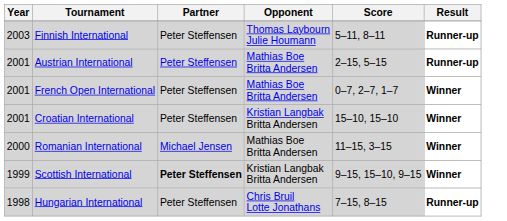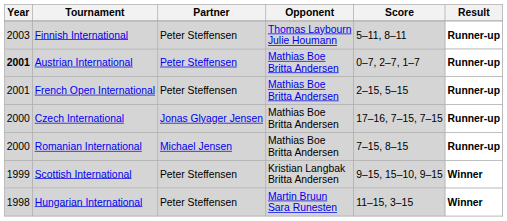(18, 63) normal -> (18, 63) bold
(361, 63) 2–15, 5–15 -> (388, 63) 0–7, 2–7, 1–7
(367, 91) 0–7, 2–7, 1–7 -> (382, 91) 2–15, 5–15
(444, 91) Winner -> (474, 91) Runner-up
- row: (84, 119)
+ row: (79, 119)
(363, 147) 11–15, 3–15 -> (382, 147) 7–15, 8–15
(444, 147) Winner -> (474, 147) Runner-up
(201, 175) bold -> (198, 175) normal
(283, 202) Chris Bruil Lotte Jonathans -> (302, 202) Martin Bruun Sara Runesten
(361, 202) 7–15, 8–15 -> (385, 202) 11–15, 3–15
(452, 202) Runner-up -> (465, 202) Winner
